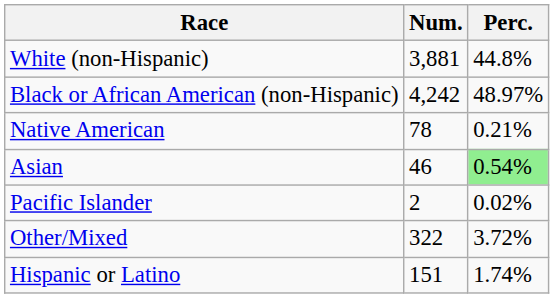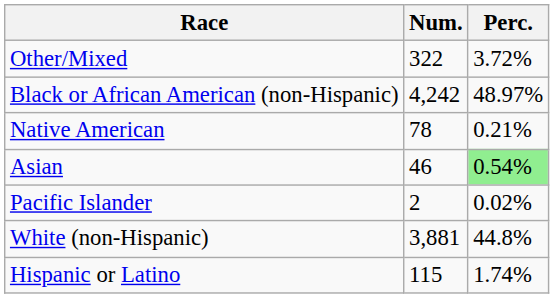rows swapped: (109, 58) <-> (69, 238)
(426, 274) 151 -> (426, 274) 115
